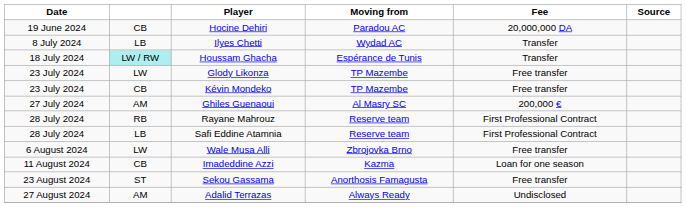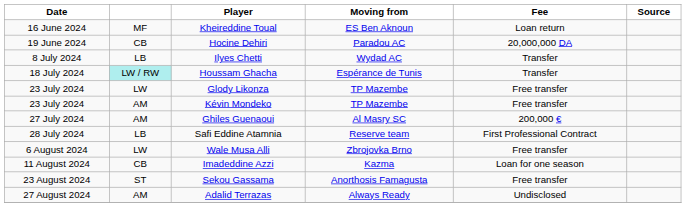+ row: (238, 28)
(140, 89) CB -> (140, 104) AM
- row: (238, 119)
